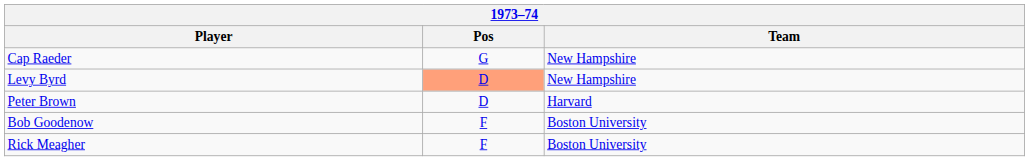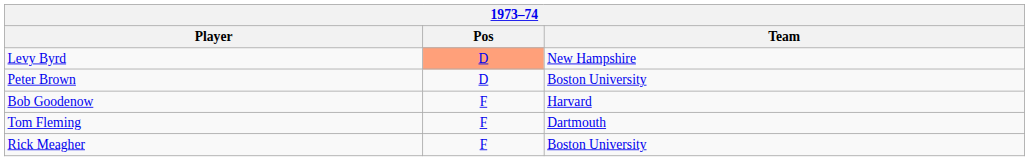- row: (39, 58)
(569, 101) Harvard -> (597, 79) Boston University
(597, 123) Boston University -> (569, 101) Harvard
+ row: (44, 123)
